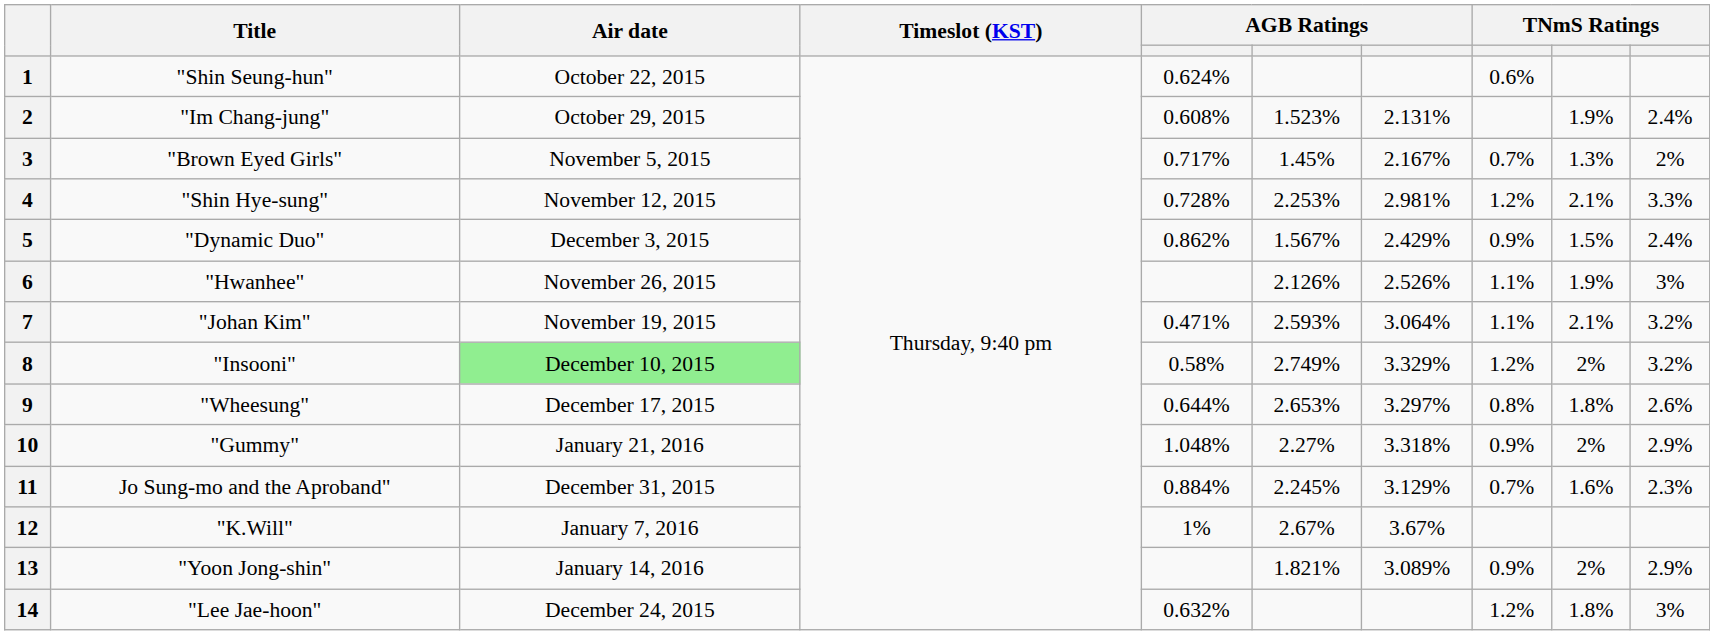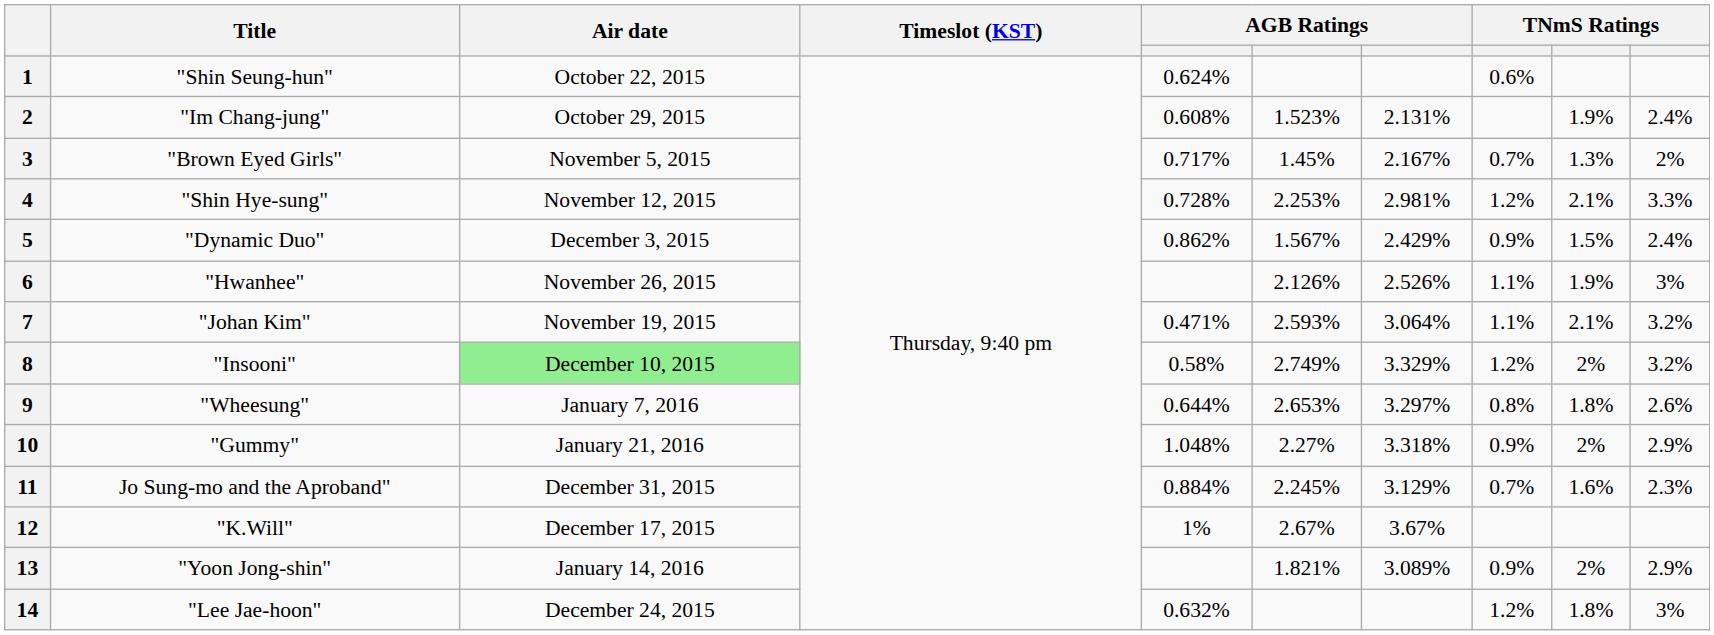(630, 404) December 17, 2015 -> (630, 404) January 7, 2016
(630, 527) January 7, 2016 -> (630, 527) December 17, 2015
